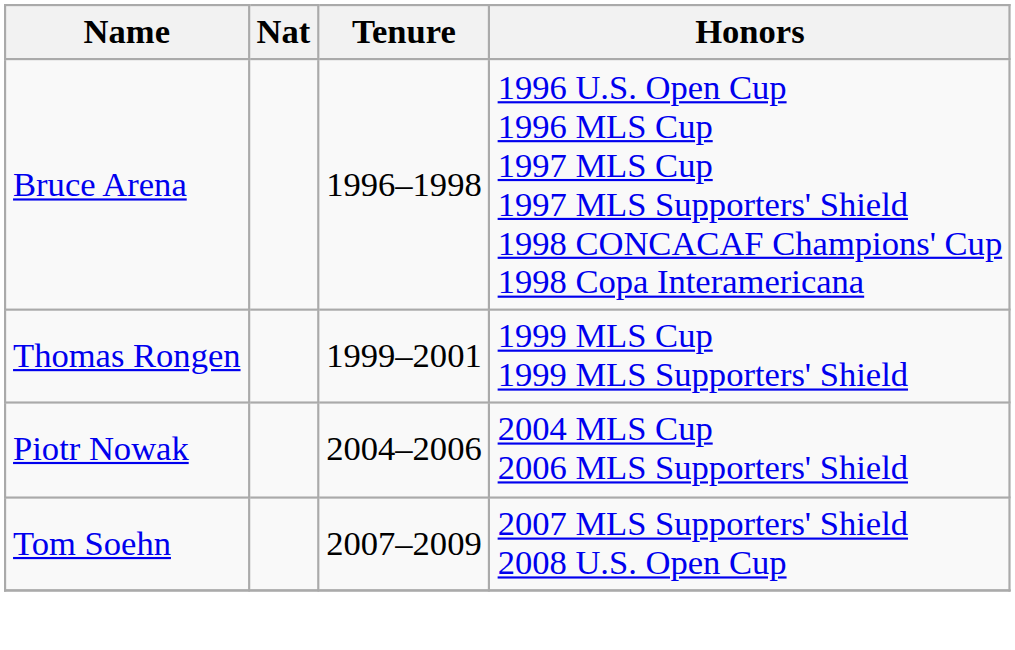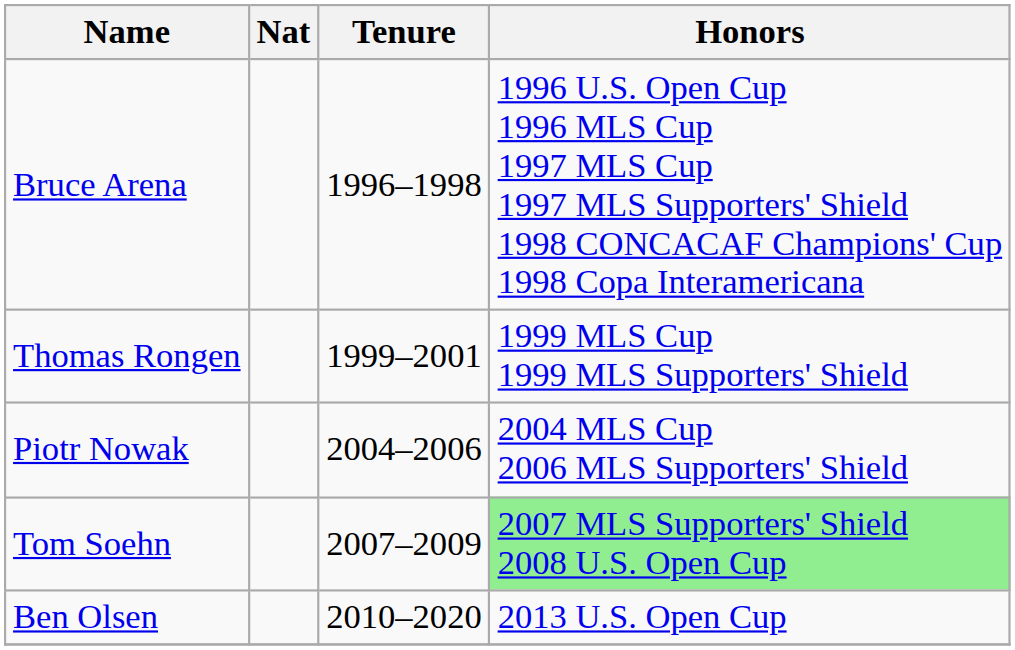(703, 542) no background -> (703, 542) lightgreen background
+ row: (86, 616)
